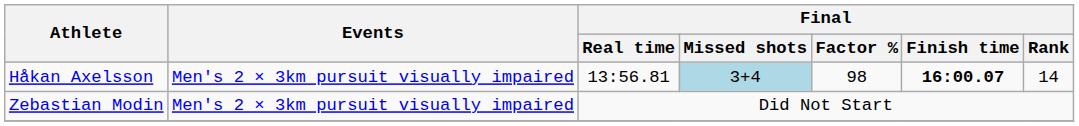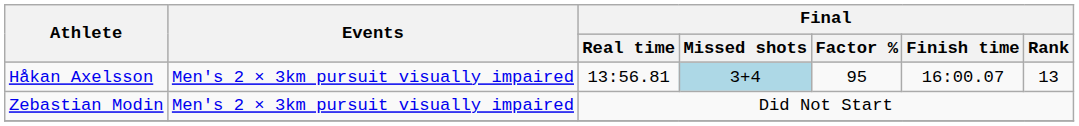(857, 77) 98 -> (857, 77) 95
(963, 77) bold -> (963, 77) normal
(1049, 77) 14 -> (1049, 77) 13
